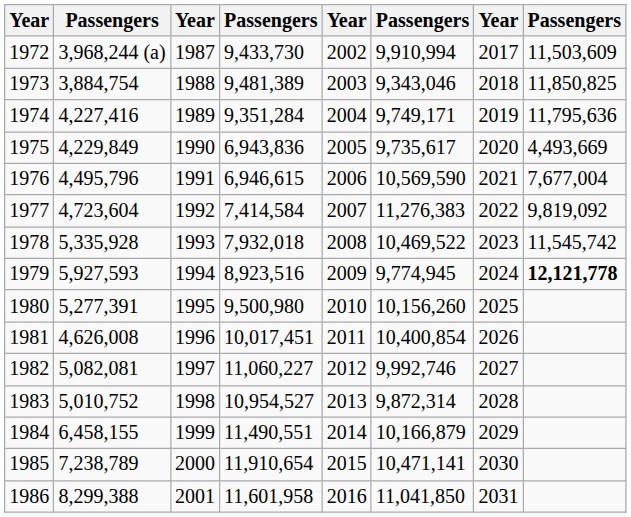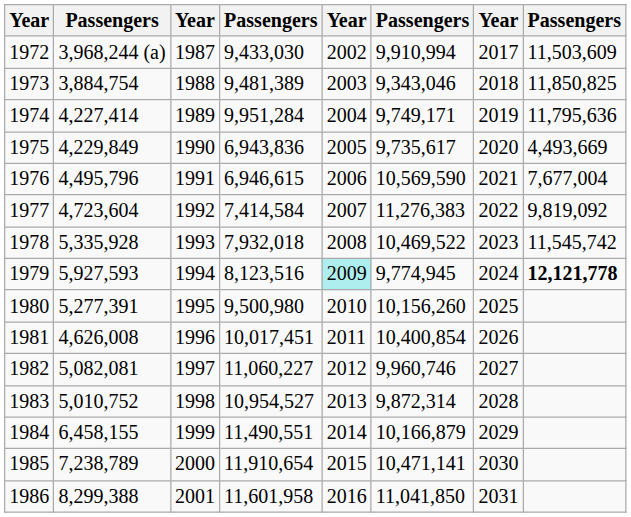(264, 52) 9,433,730 -> (264, 52) 9,433,030
(98, 115) 4,227,416 -> (98, 115) 4,227,414
(264, 115) 9,351,284 -> (264, 115) 9,951,284
(264, 274) 8,923,516 -> (264, 274) 8,123,516
(347, 274) no background -> (347, 274) paleturquoise background
(416, 369) 9,992,746 -> (416, 369) 9,960,746
